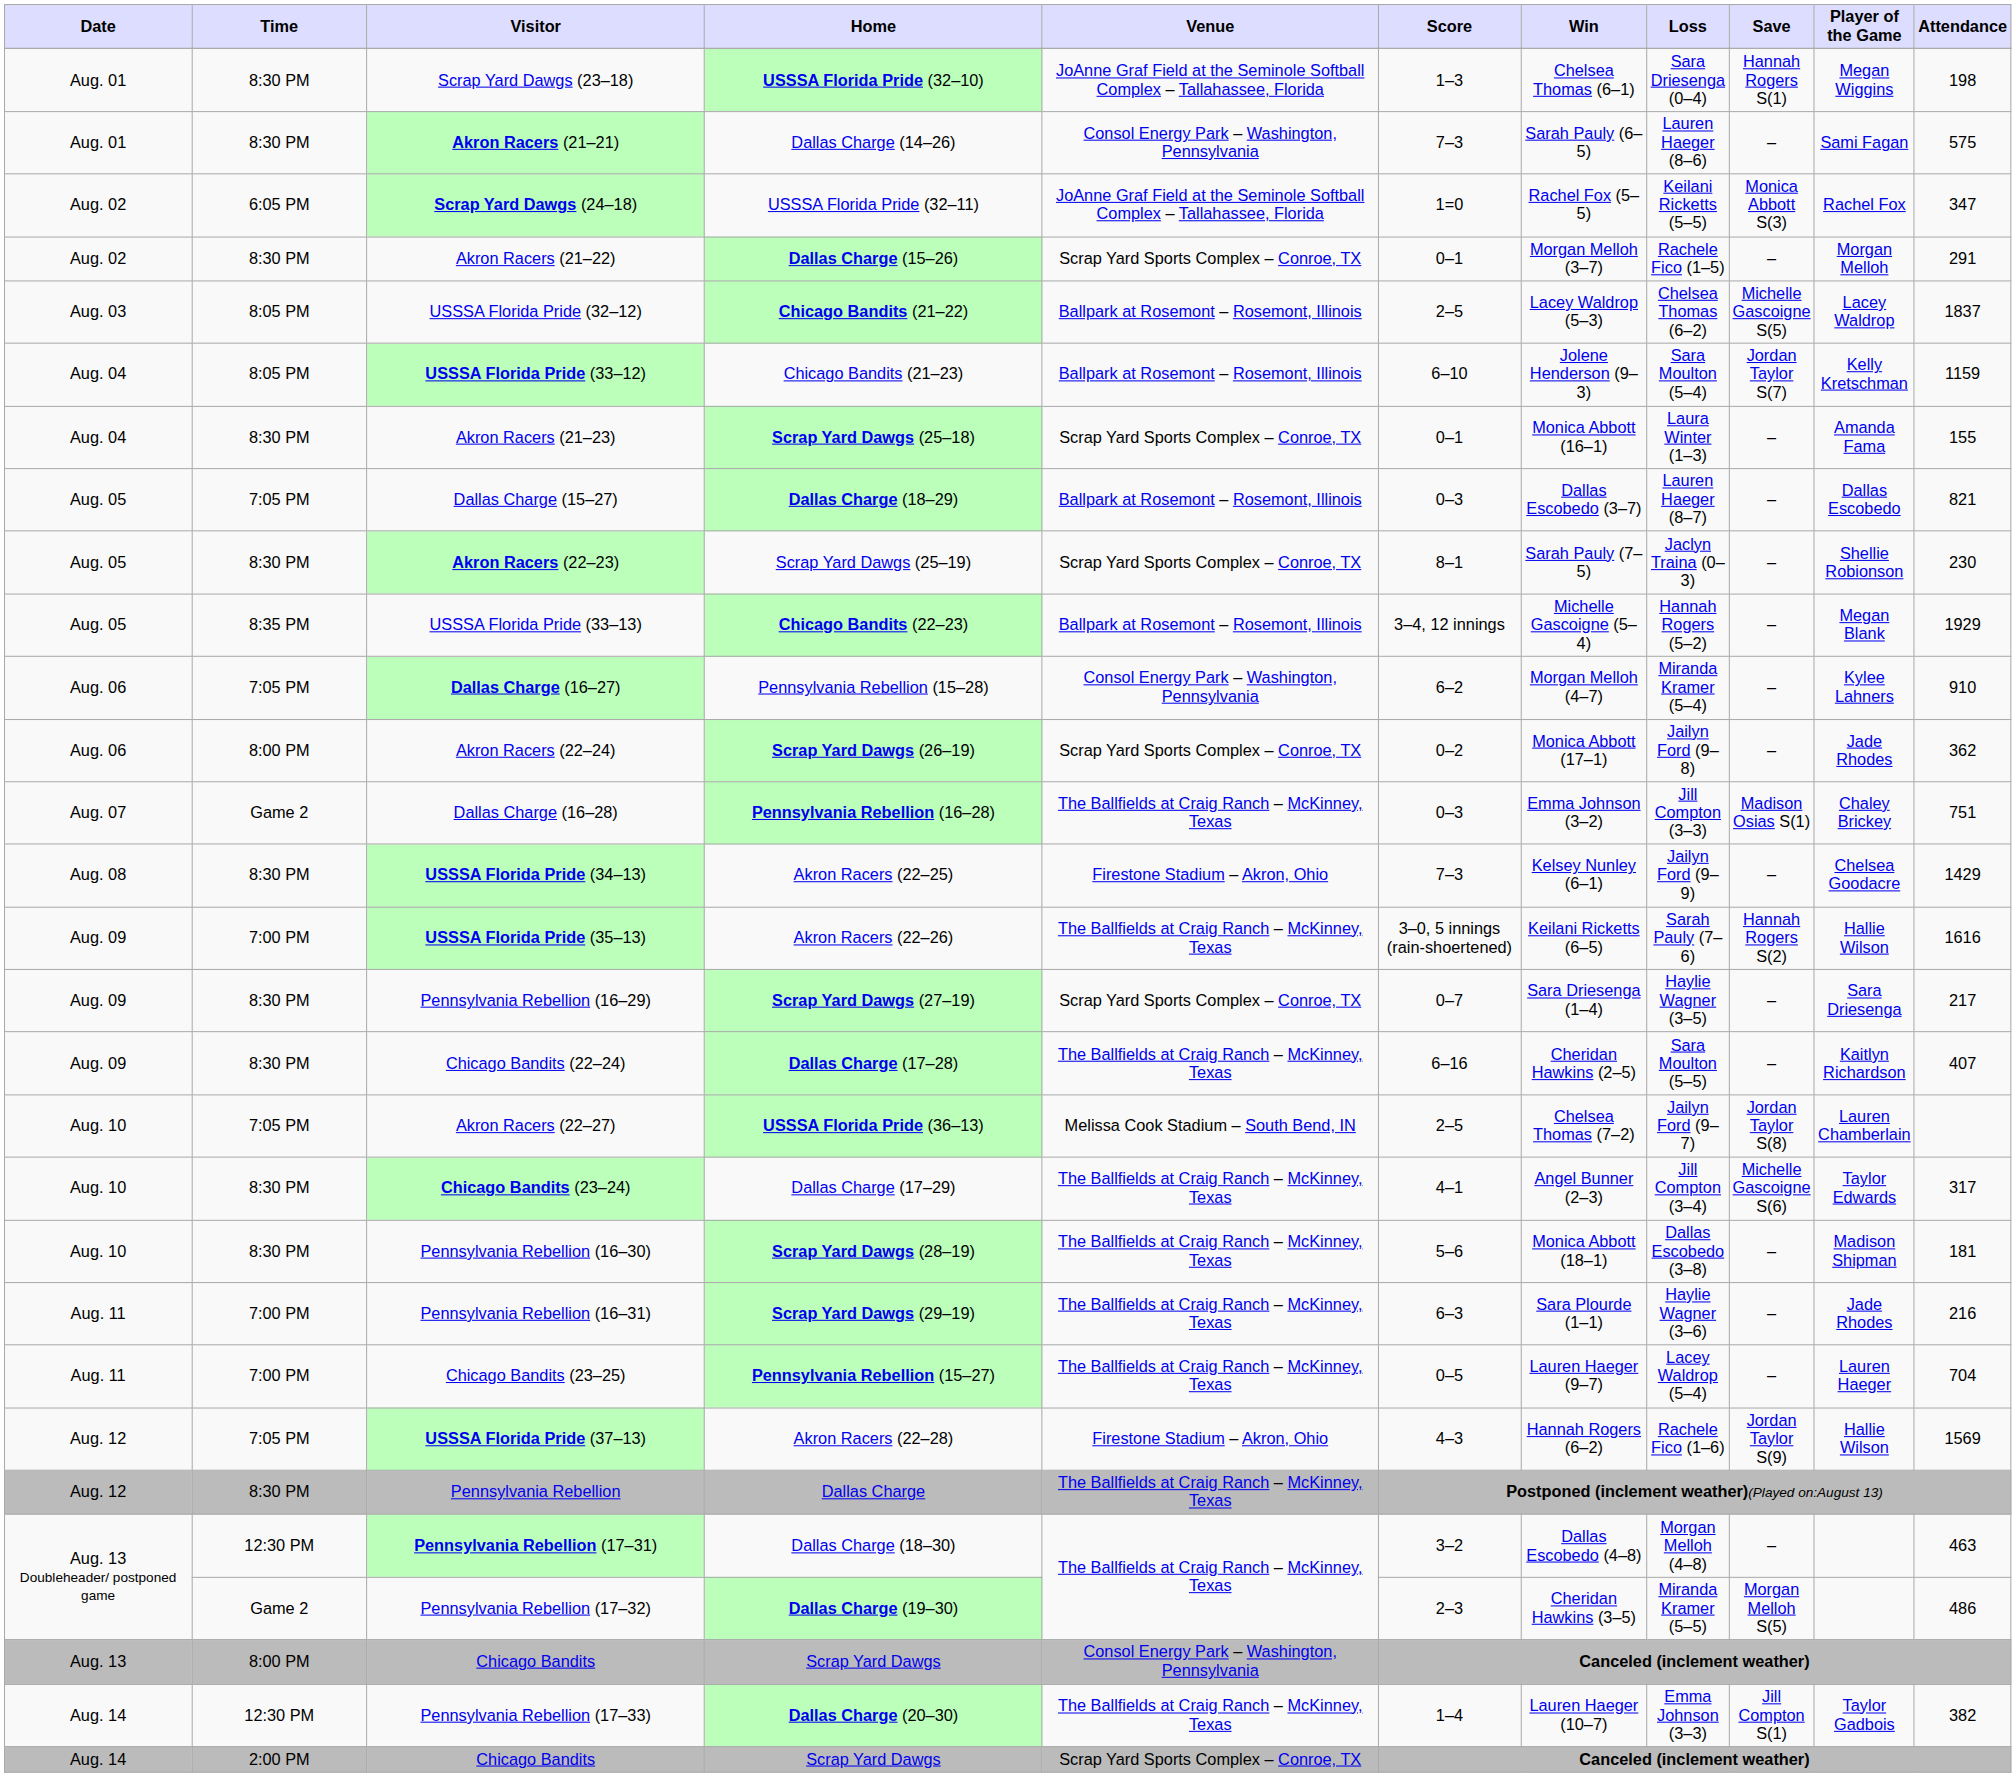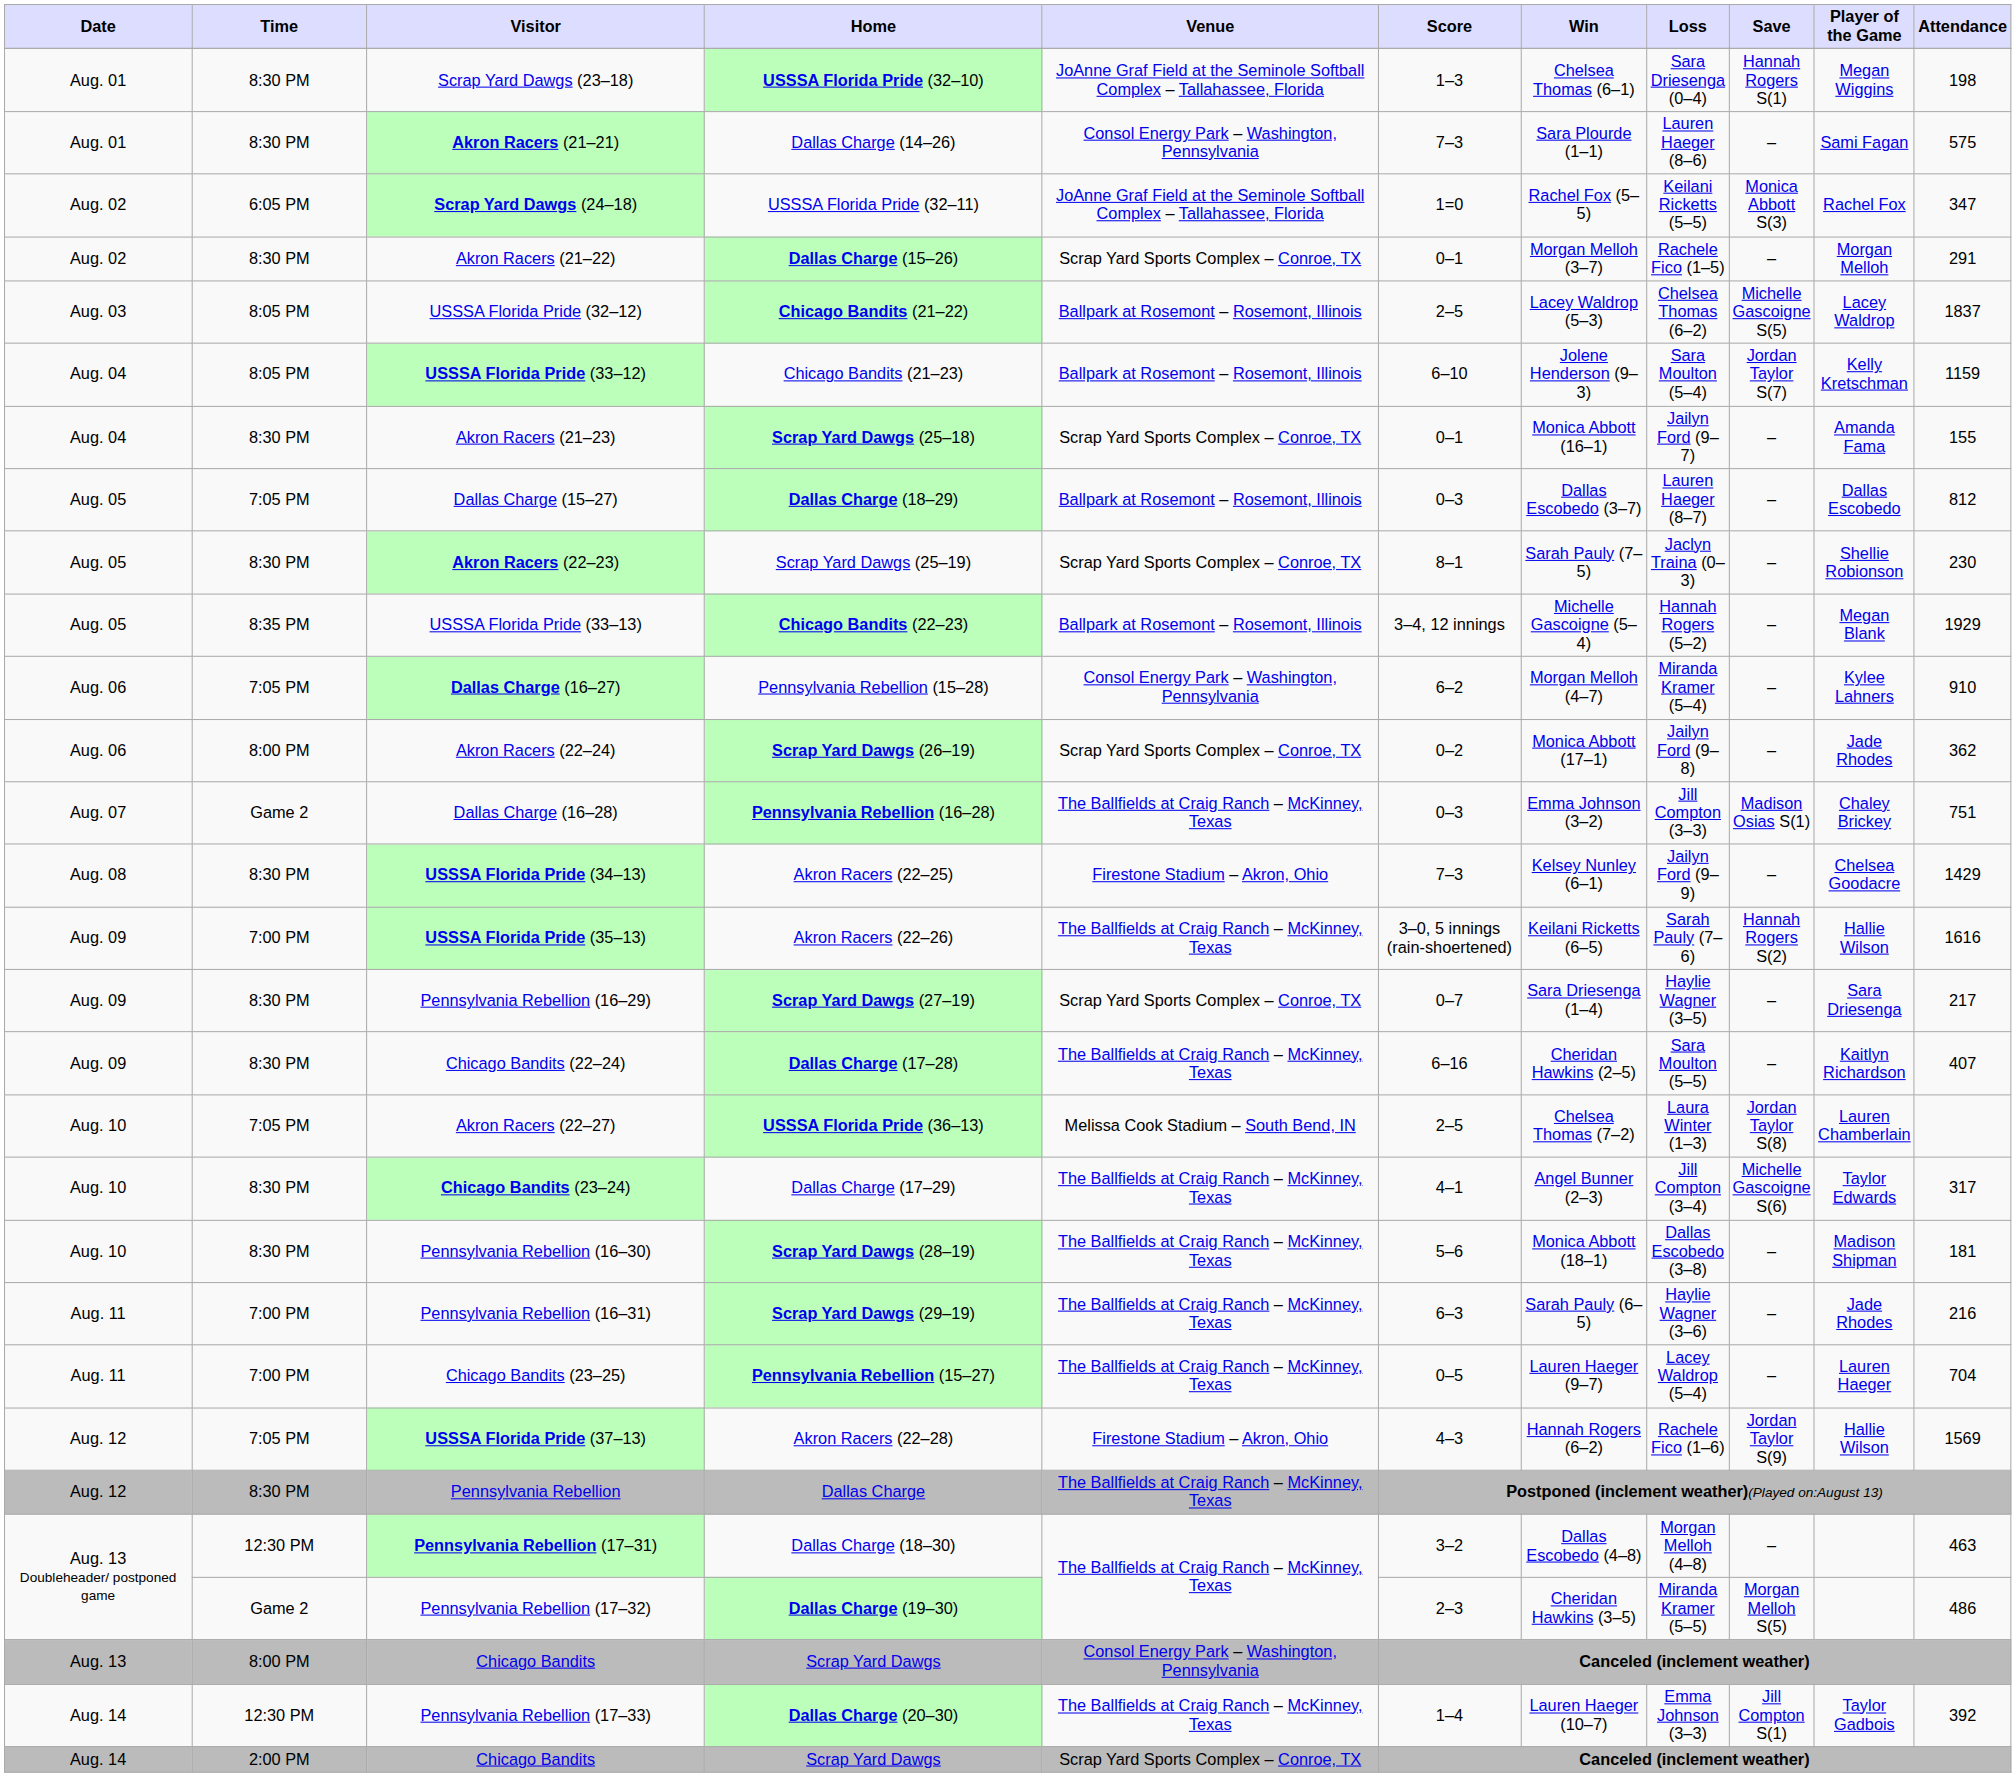(1584, 142) Sarah Pauly (6–5) -> (1584, 142) Sara Plourde (1–1)
(1688, 437) Laura Winter (1–3) -> (1688, 437) Jailyn Ford (9–7)
(1963, 499) 821 -> (1963, 499) 812
(1688, 1125) Jailyn Ford (9–7) -> (1688, 1125) Laura Winter (1–3)
(1584, 1313) Sara Plourde (1–1) -> (1584, 1313) Sarah Pauly (6–5)
(1963, 1715) 382 -> (1963, 1715) 392
